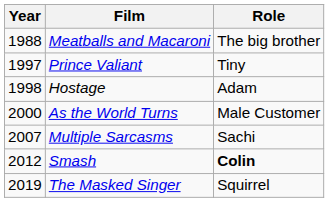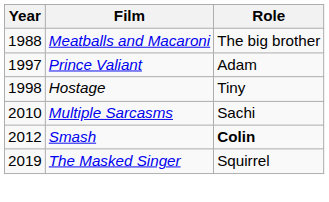(231, 64) Tiny -> (237, 64) Adam
(237, 88) Adam -> (231, 88) Tiny
- row: (113, 112)
(25, 137) 2007 -> (25, 112) 2010
